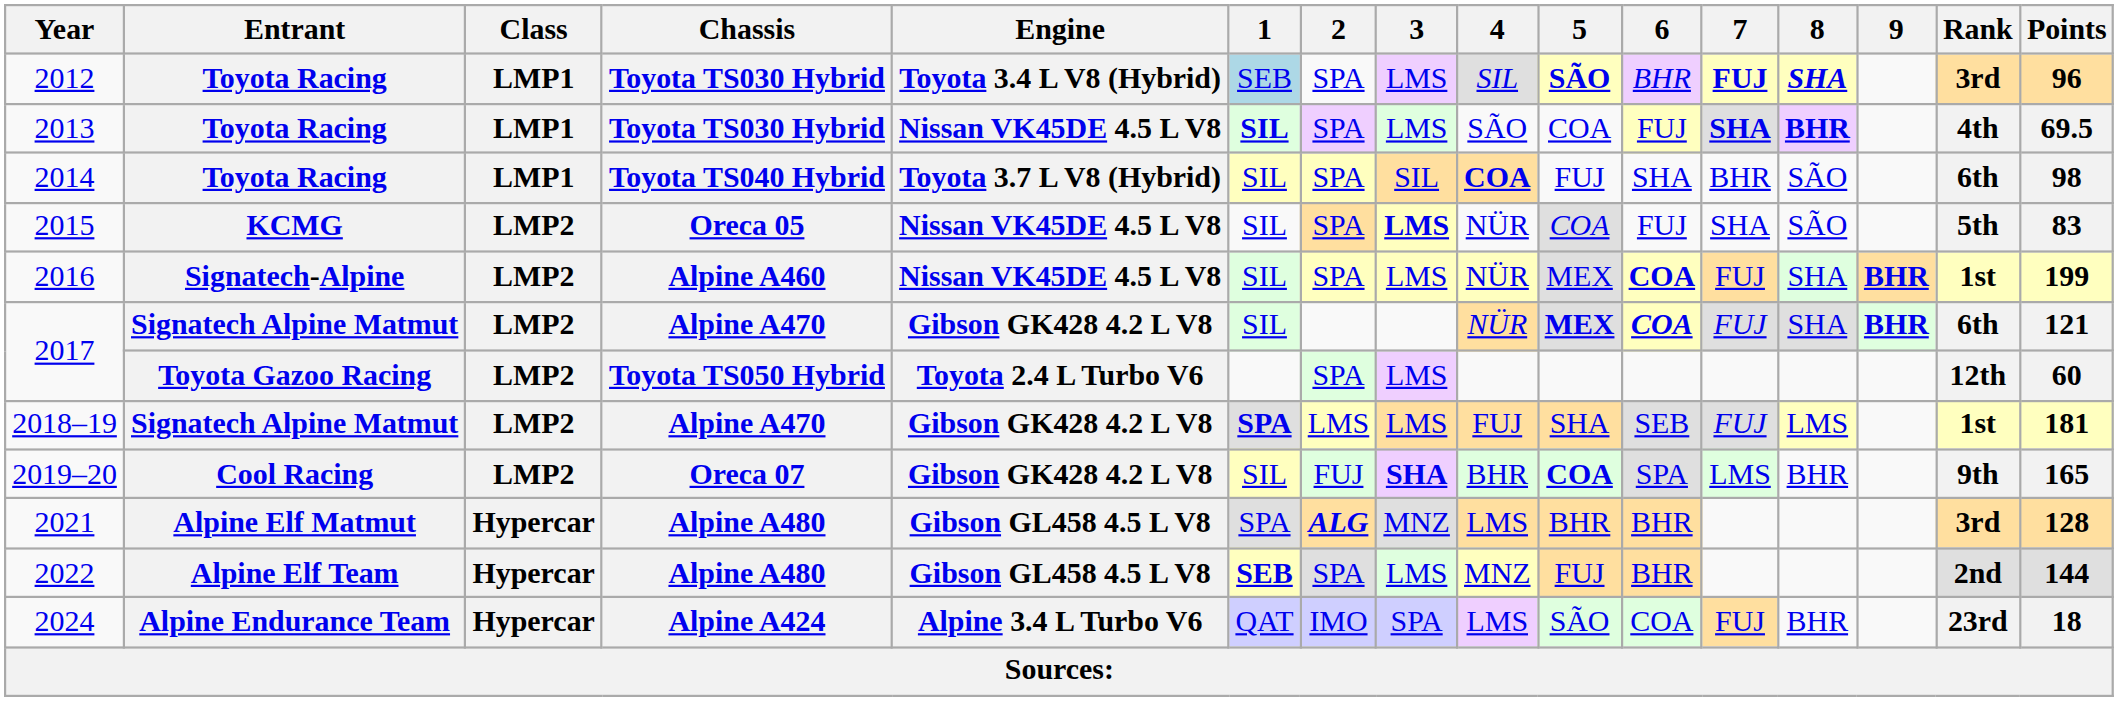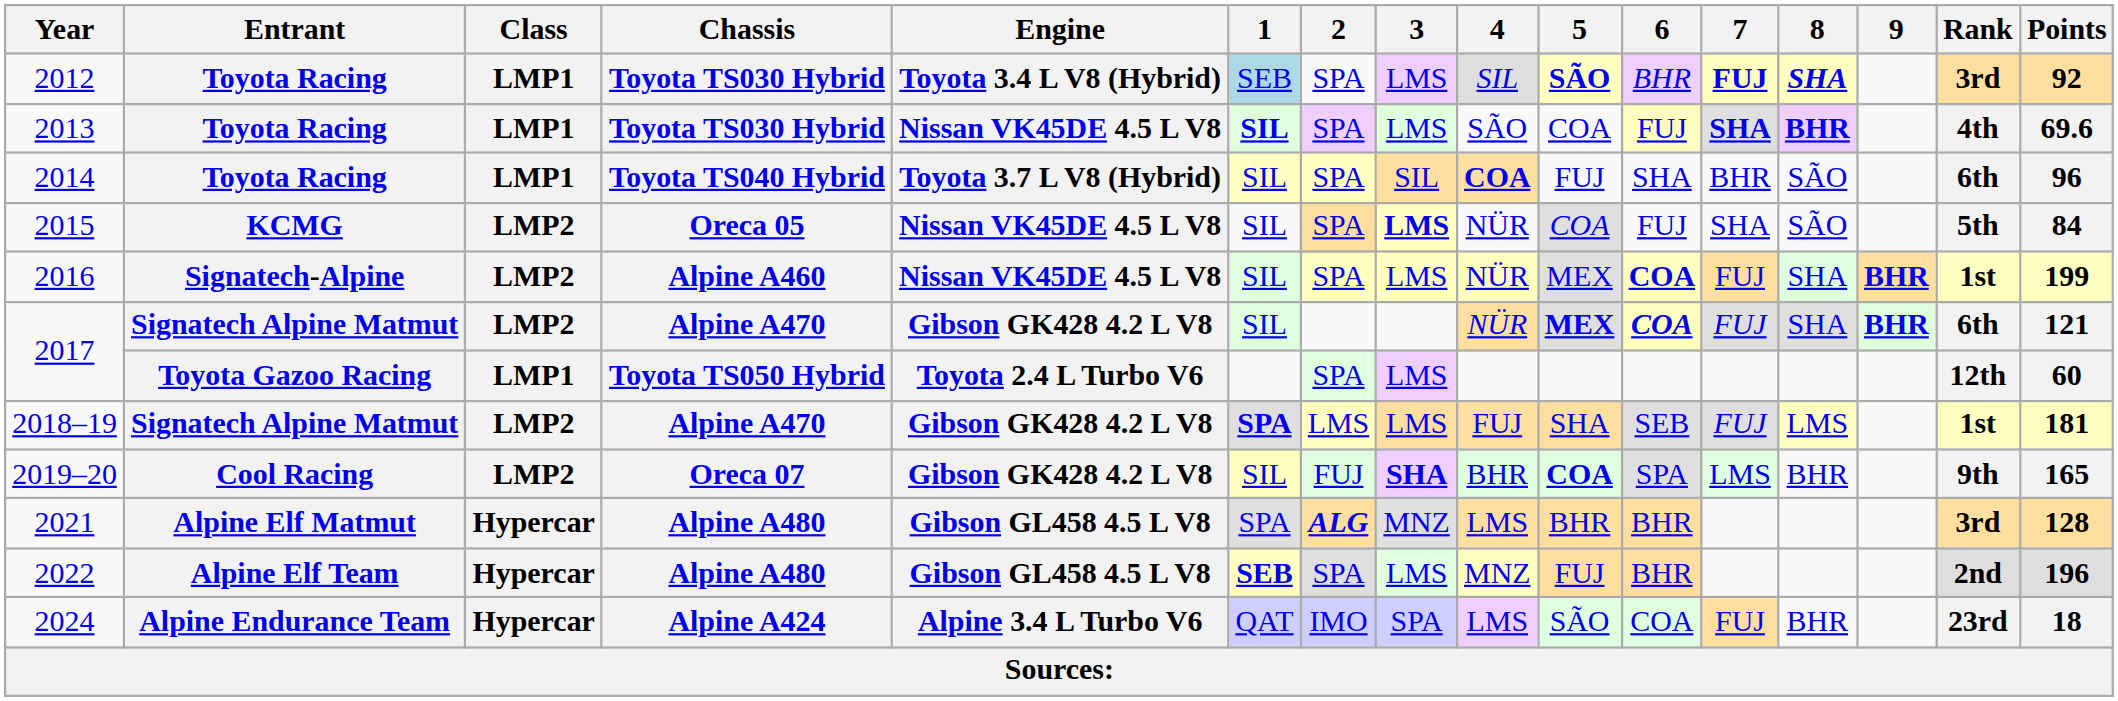(2067, 78) 96 -> (2067, 78) 92
(2067, 127) 69.5 -> (2067, 127) 69.6
(2067, 176) 98 -> (2067, 176) 96
(2067, 226) 83 -> (2067, 226) 84
(534, 374) LMP2 -> (534, 374) LMP1
(2067, 571) 144 -> (2067, 571) 196
